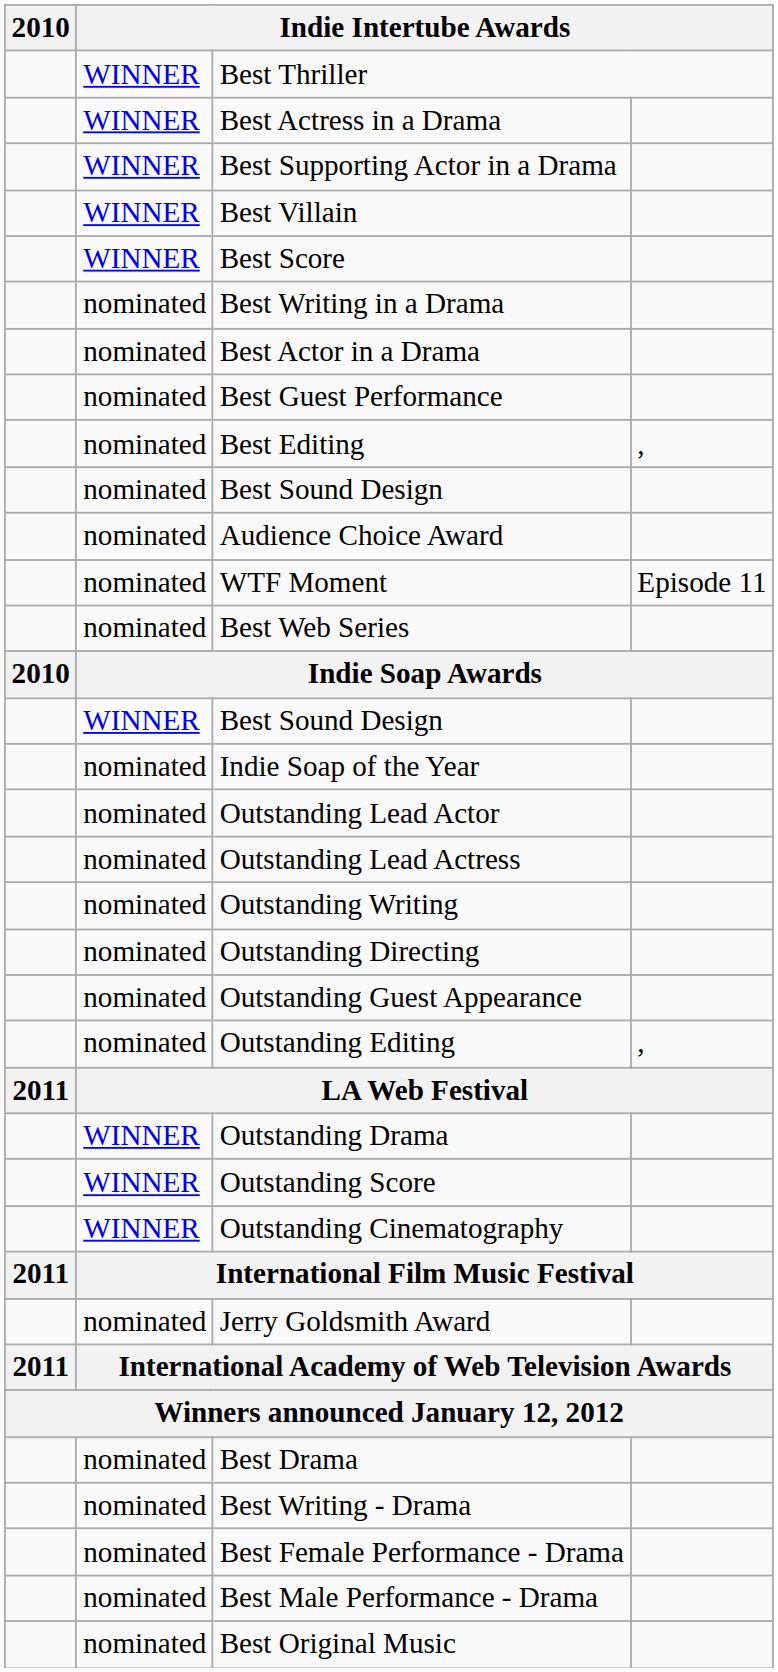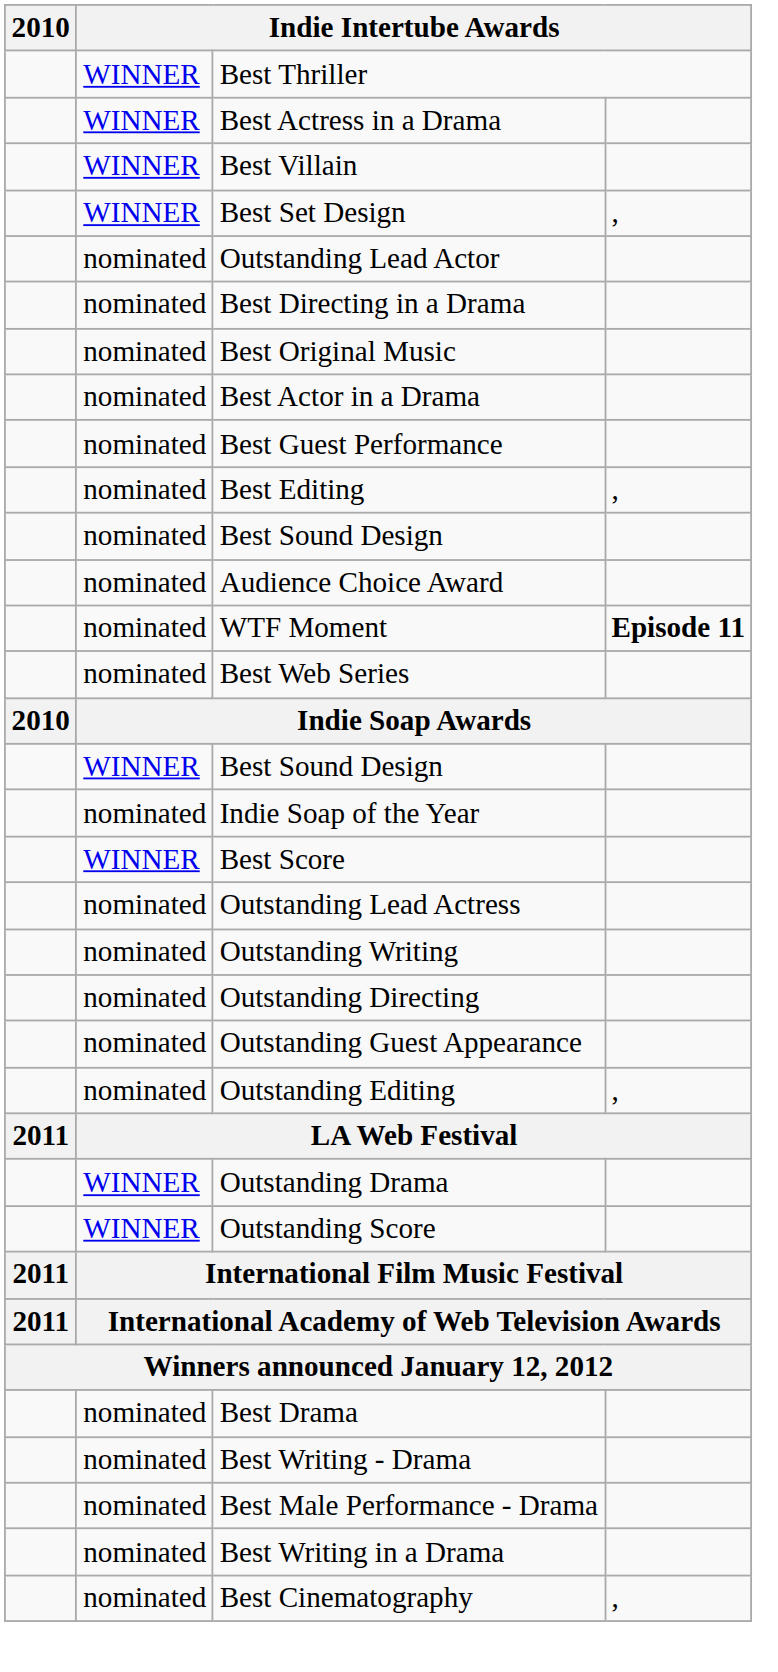- row: (142, 166)
+ row: (142, 212)
rows swapped: (142, 258) <-> (145, 812)
+ row: (145, 304)
rows swapped: (145, 304) <-> (145, 1643)
(702, 581) normal -> (678, 627) bold
- row: (142, 1228)
- row: (145, 1320)
- row: (145, 1551)
+ row: (145, 1597)
